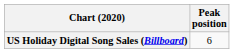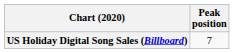(209, 40) 6 -> (209, 40) 7
